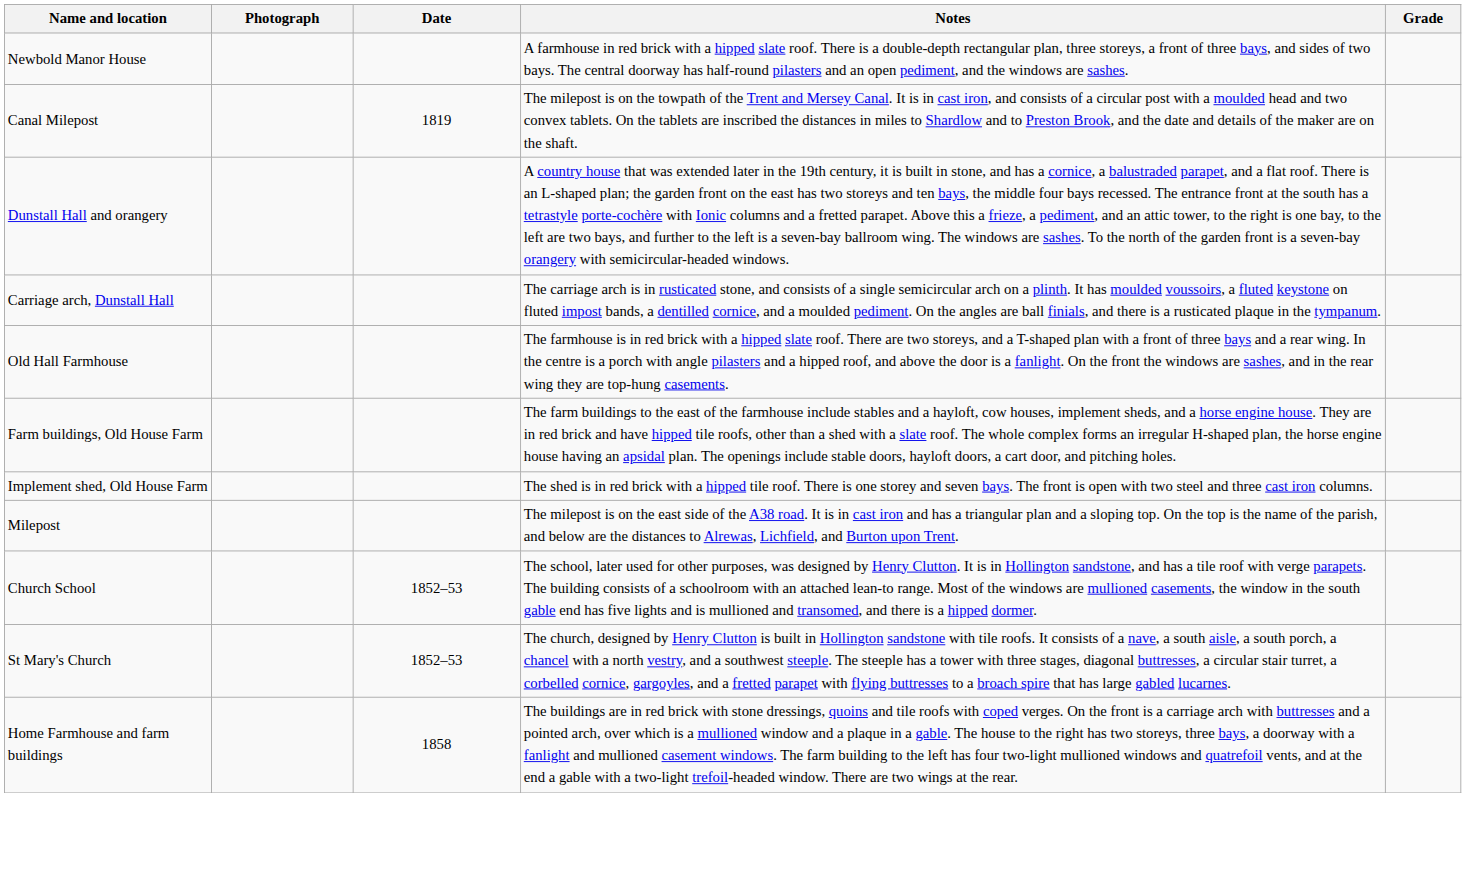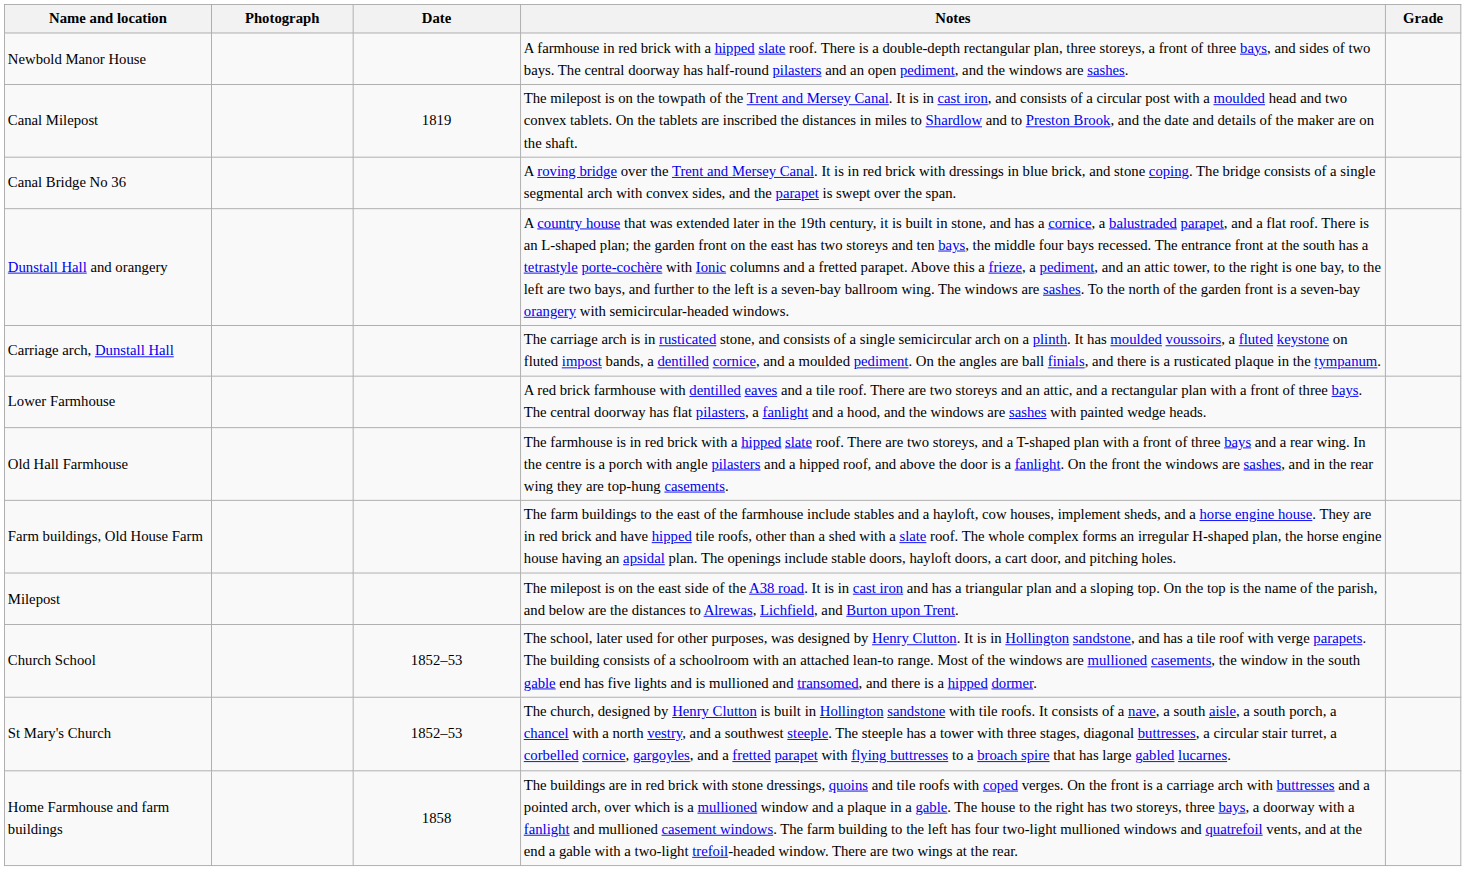+ row: (67, 182)
+ row: (62, 401)
- row: (108, 485)
